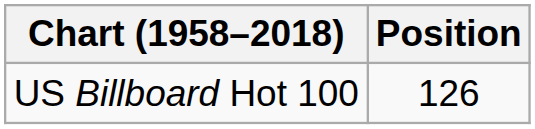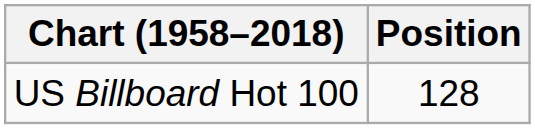(449, 92) 126 -> (449, 92) 128
